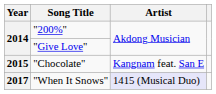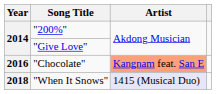(18, 64) 2015 -> (18, 64) 2016
(159, 64) no background -> (159, 64) lightsalmon background
(18, 81) 2017 -> (18, 81) 2018
